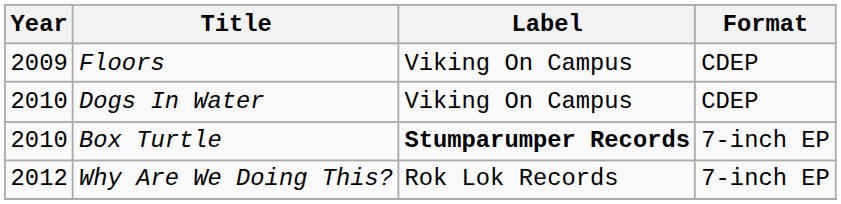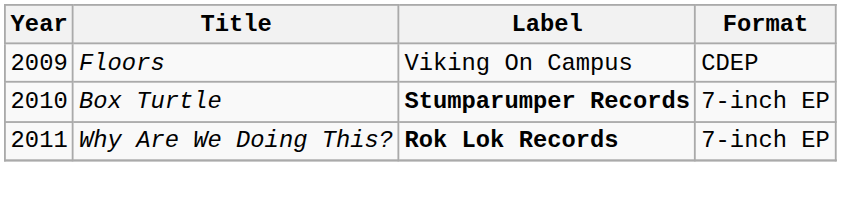- row: (172, 102)
(39, 179) 2012 -> (39, 141) 2011
(512, 179) normal -> (512, 141) bold
